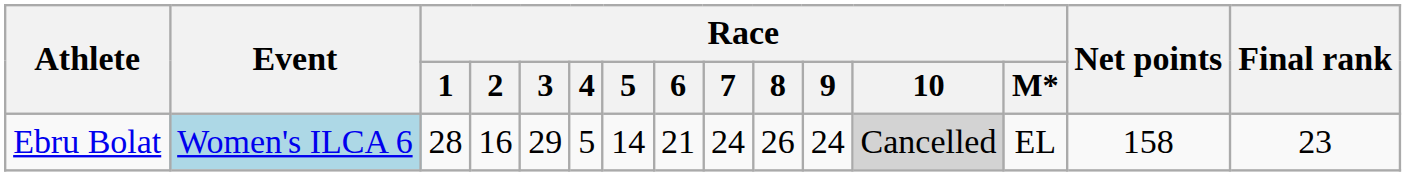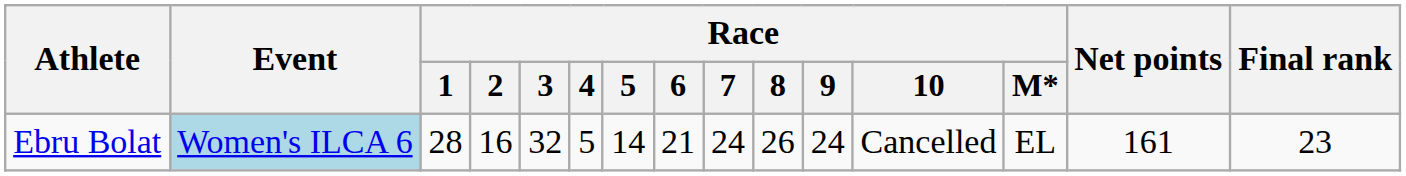(545, 141) 29 -> (545, 141) 32
(929, 141) lightgrey background -> (929, 141) no background
(1148, 141) 158 -> (1148, 141) 161
